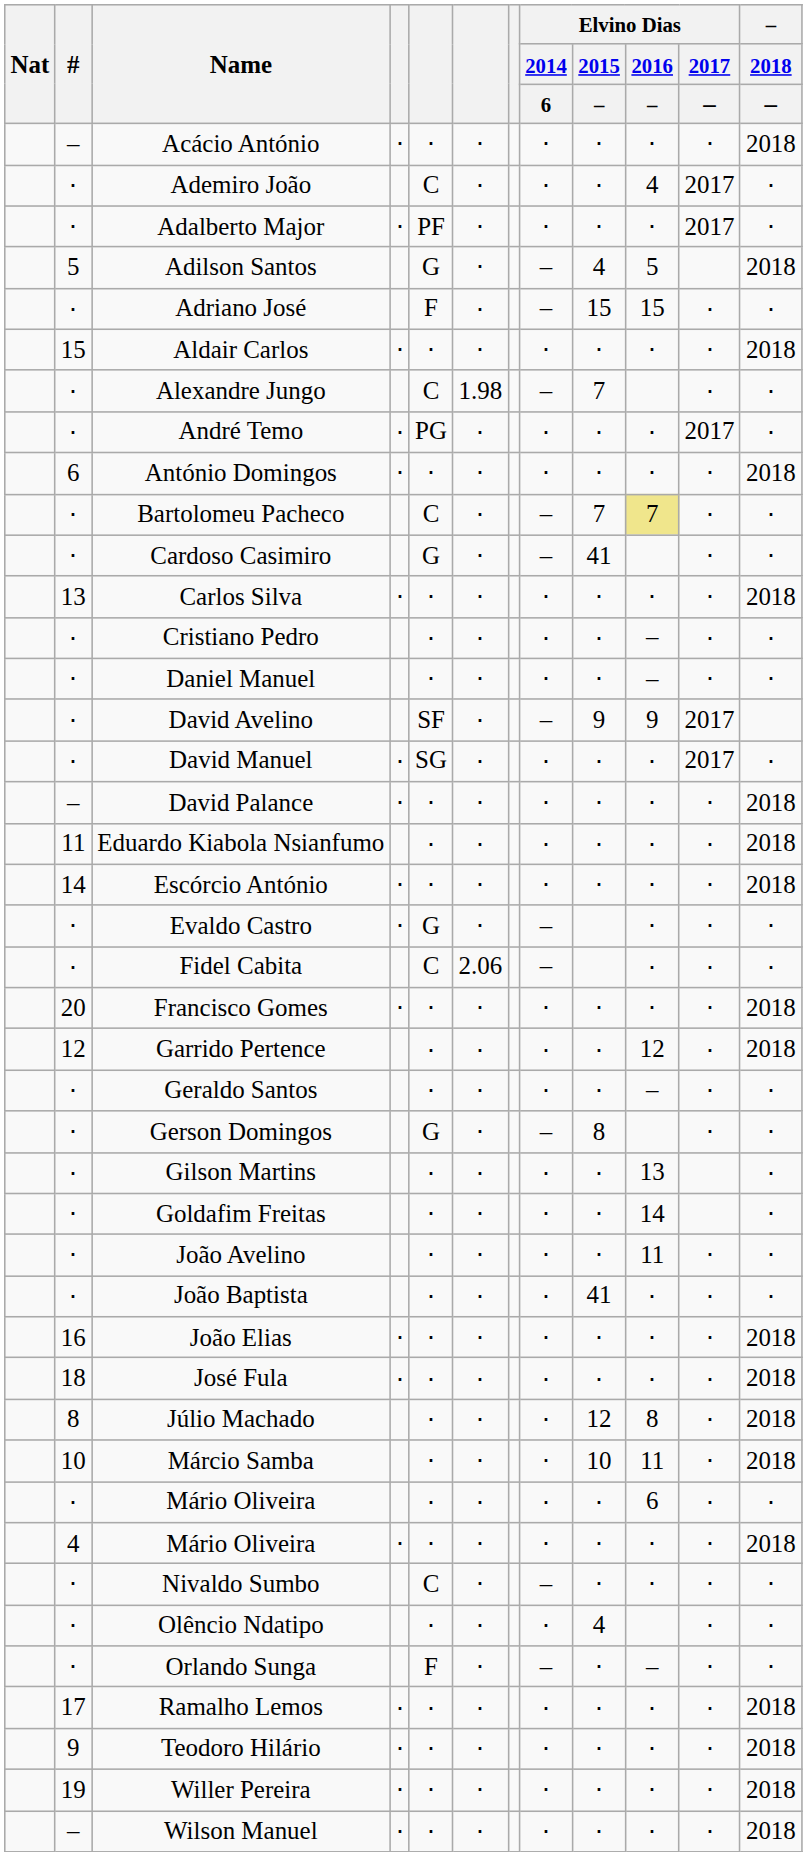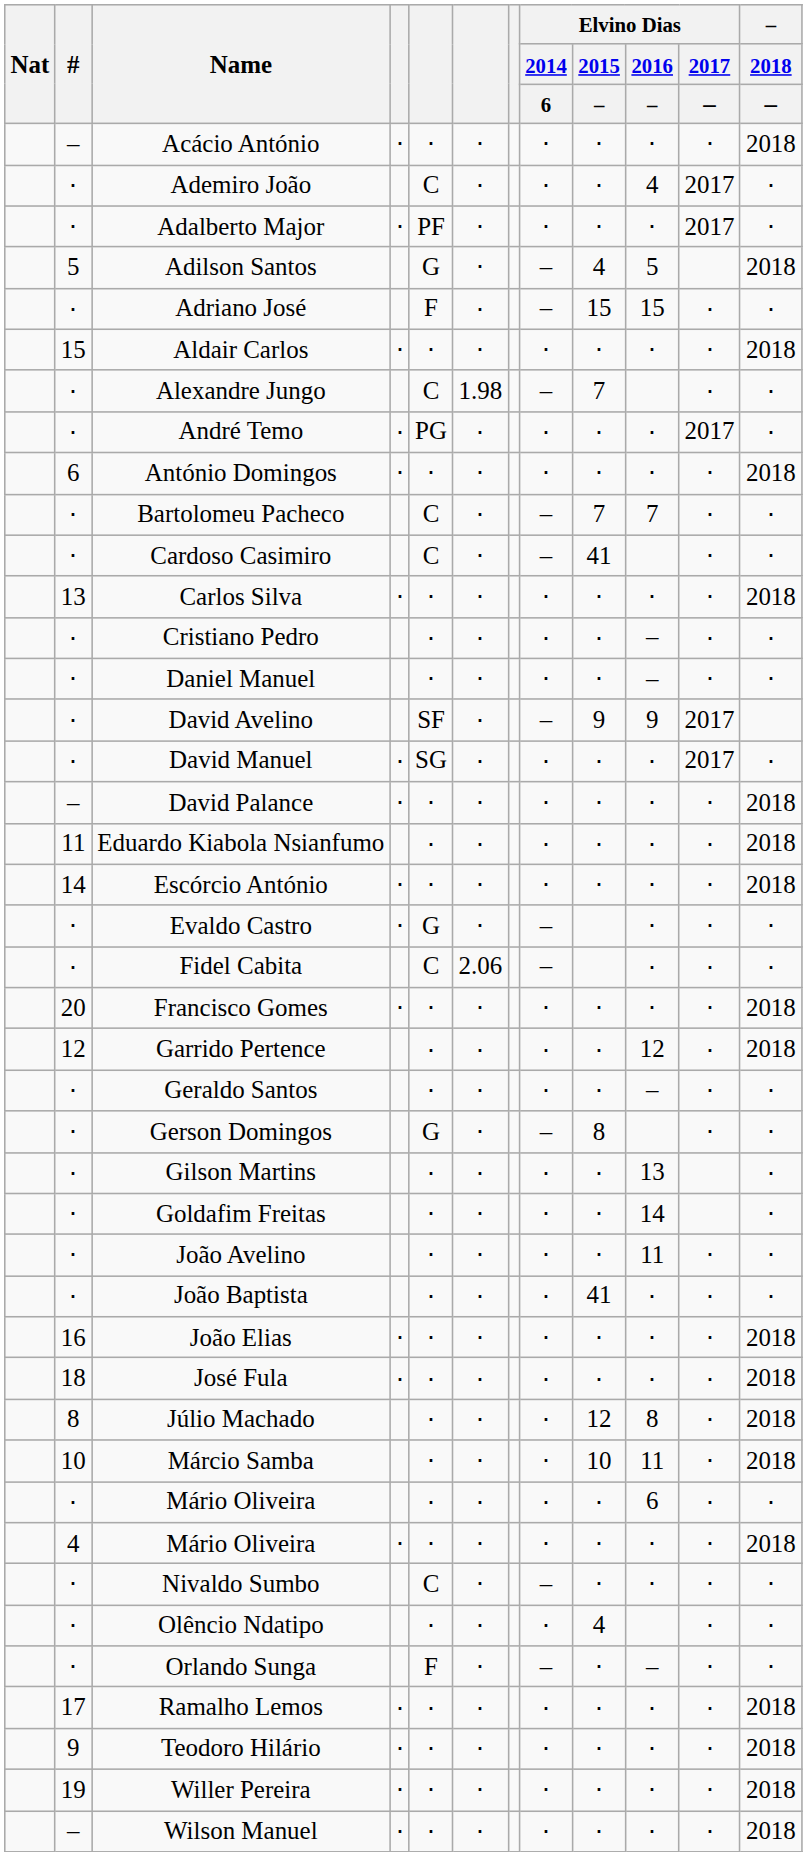(652, 514) khaki background -> (652, 514) no background
(431, 555) G -> (431, 555) C
